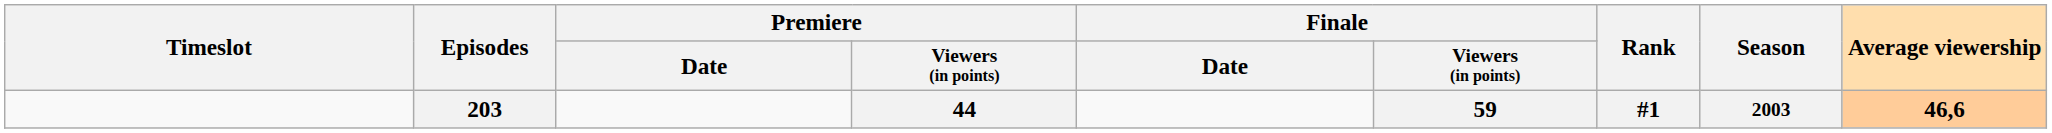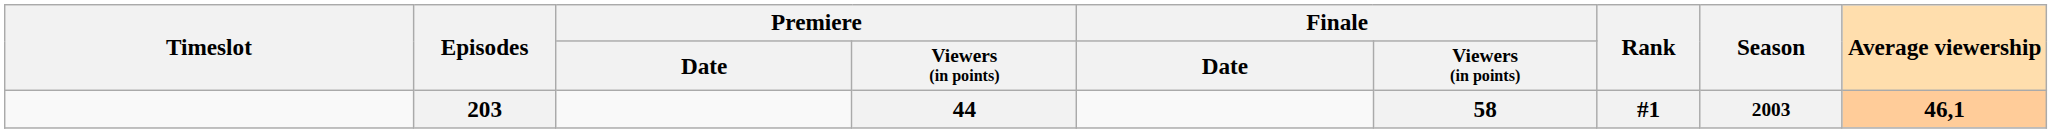(1485, 108) 59 -> (1485, 108) 58
(1945, 108) 46,6 -> (1945, 108) 46,1
